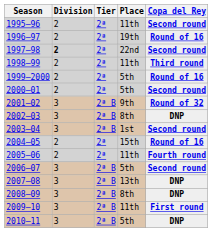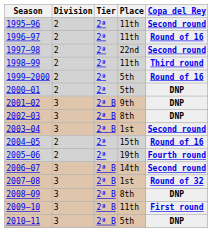(129, 37) 19th -> (129, 37) 11th
(56, 50) bold -> (56, 50) normal
(177, 90) Second round -> (177, 90) DNP
(177, 103) Round of 32 -> (177, 103) DNP
(129, 155) 11th -> (129, 155) 19th
(127, 169) 5th -> (129, 169) 14th
(129, 182) 13th -> (127, 182) 1st
(177, 182) DNP -> (177, 182) Round of 32
